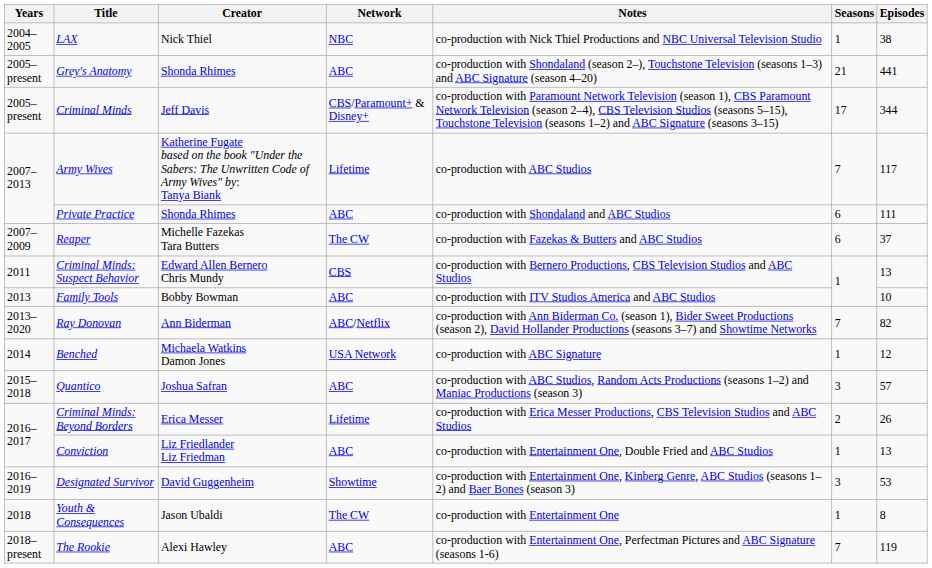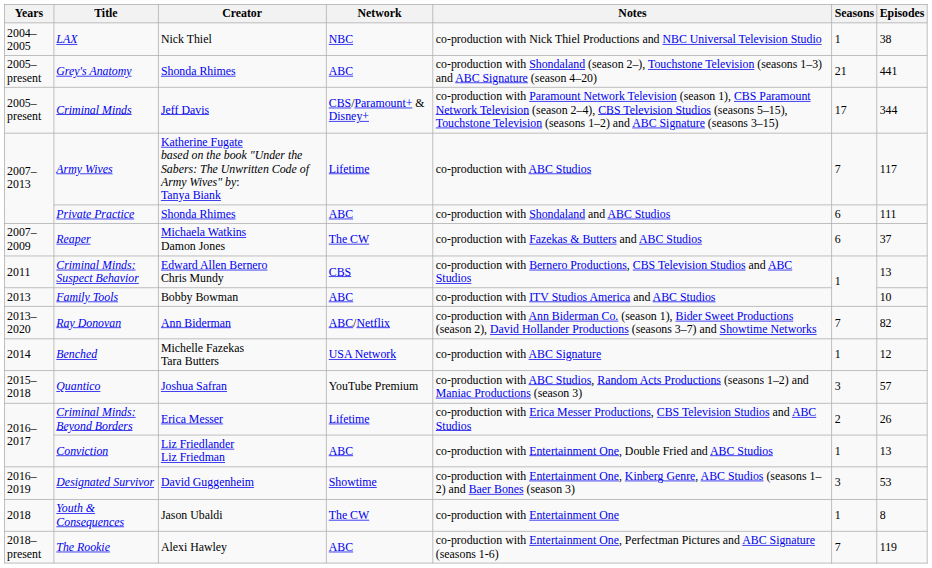(203, 239) Michelle Fazekas Tara Butters -> (204, 239) Michaela Watkins Damon Jones
(204, 354) Michaela Watkins Damon Jones -> (203, 354) Michelle Fazekas Tara Butters
(341, 386) ABC -> (374, 386) YouTube Premium
